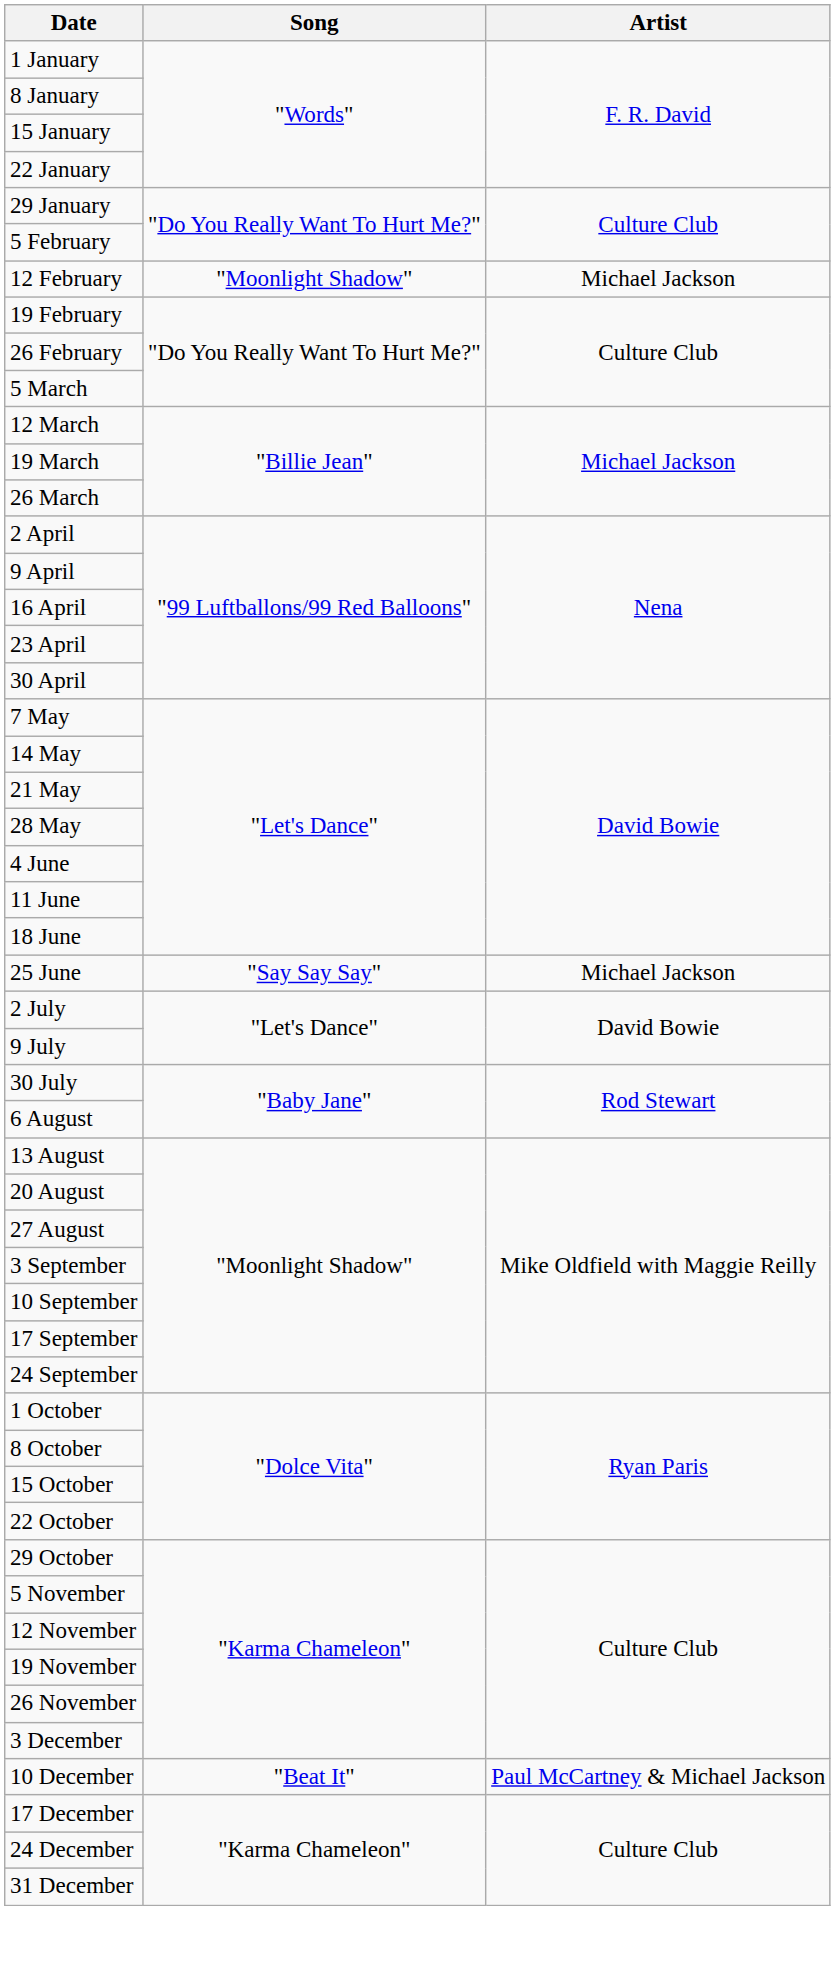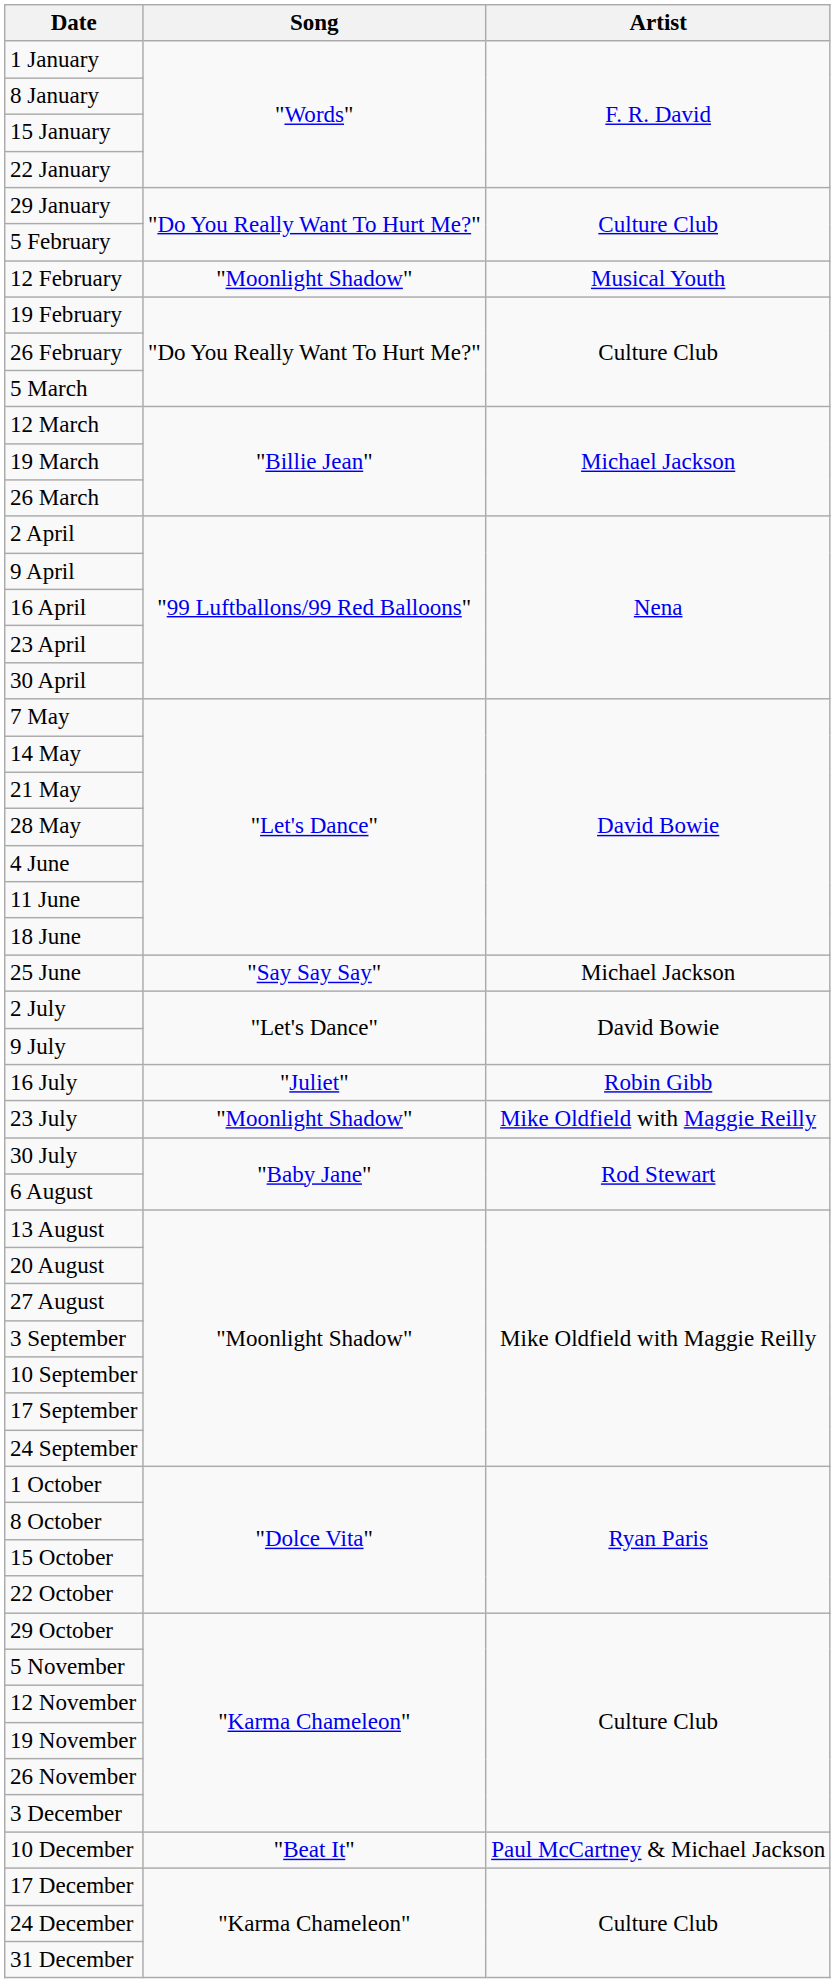(658, 278) Michael Jackson -> (658, 278) Musical Youth
+ row: (44, 1082)
+ row: (44, 1118)
